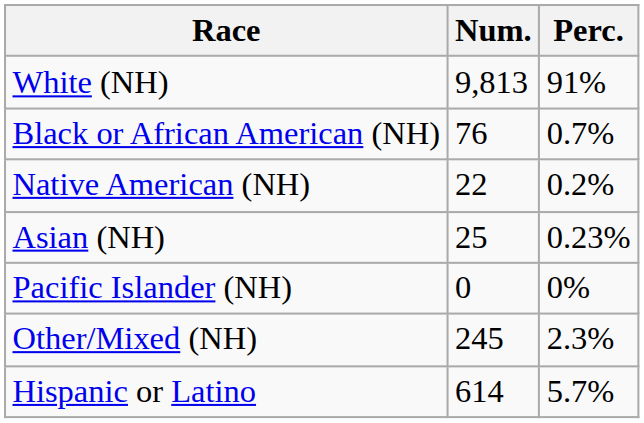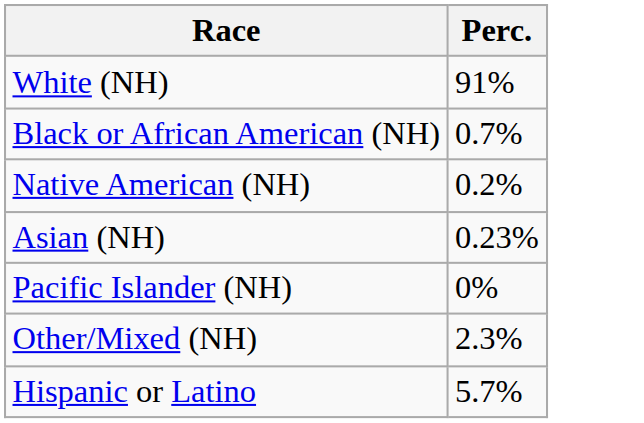- column: (493, 30)
